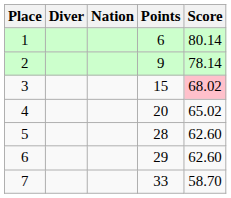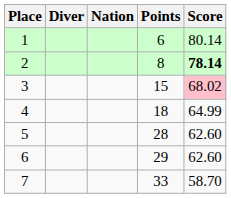(161, 63) 9 -> (161, 63) 8
(205, 63) normal -> (205, 63) bold
(161, 110) 20 -> (161, 110) 18
(205, 110) 65.02 -> (205, 110) 64.99
